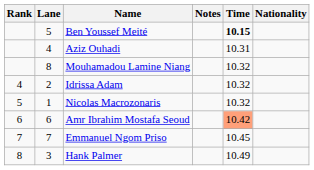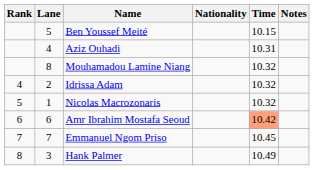columns swapped: (281, 13) <-> (208, 13)
(238, 31) bold -> (264, 31) normal
